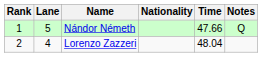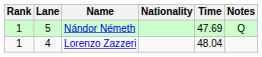(210, 28) 47.66 -> (210, 28) 47.69
(19, 44) 2 -> (19, 44) 1
